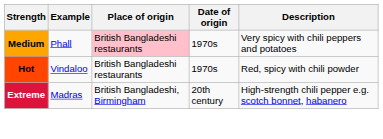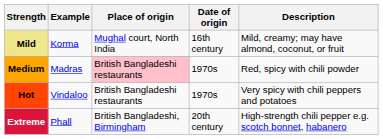+ row: (26, 43)
(61, 43) Phall -> (66, 69) Madras
(301, 43) Very spicy with chili peppers and potatoes -> (300, 69) Red, spicy with chili powder
(300, 69) Red, spicy with chili powder -> (301, 95) Very spicy with chili peppers and potatoes
(66, 95) Madras -> (61, 121) Phall
